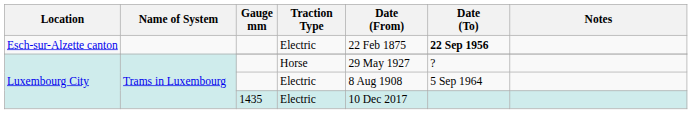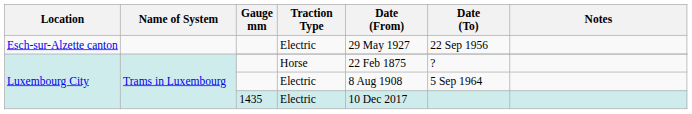(377, 44) 22 Feb 1875 -> (379, 44) 29 May 1927
(459, 44) bold -> (459, 44) normal
(379, 63) 29 May 1927 -> (377, 63) 22 Feb 1875
